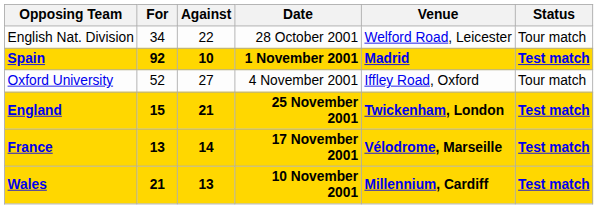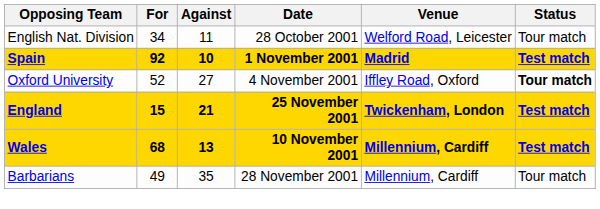(206, 37) 22 -> (206, 37) 11
(552, 80) normal -> (555, 80) bold
- row: (30, 147)
(157, 185) 21 -> (157, 147) 68
+ row: (41, 177)
